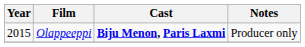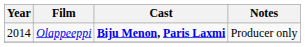(19, 32) 2015 -> (19, 32) 2014
